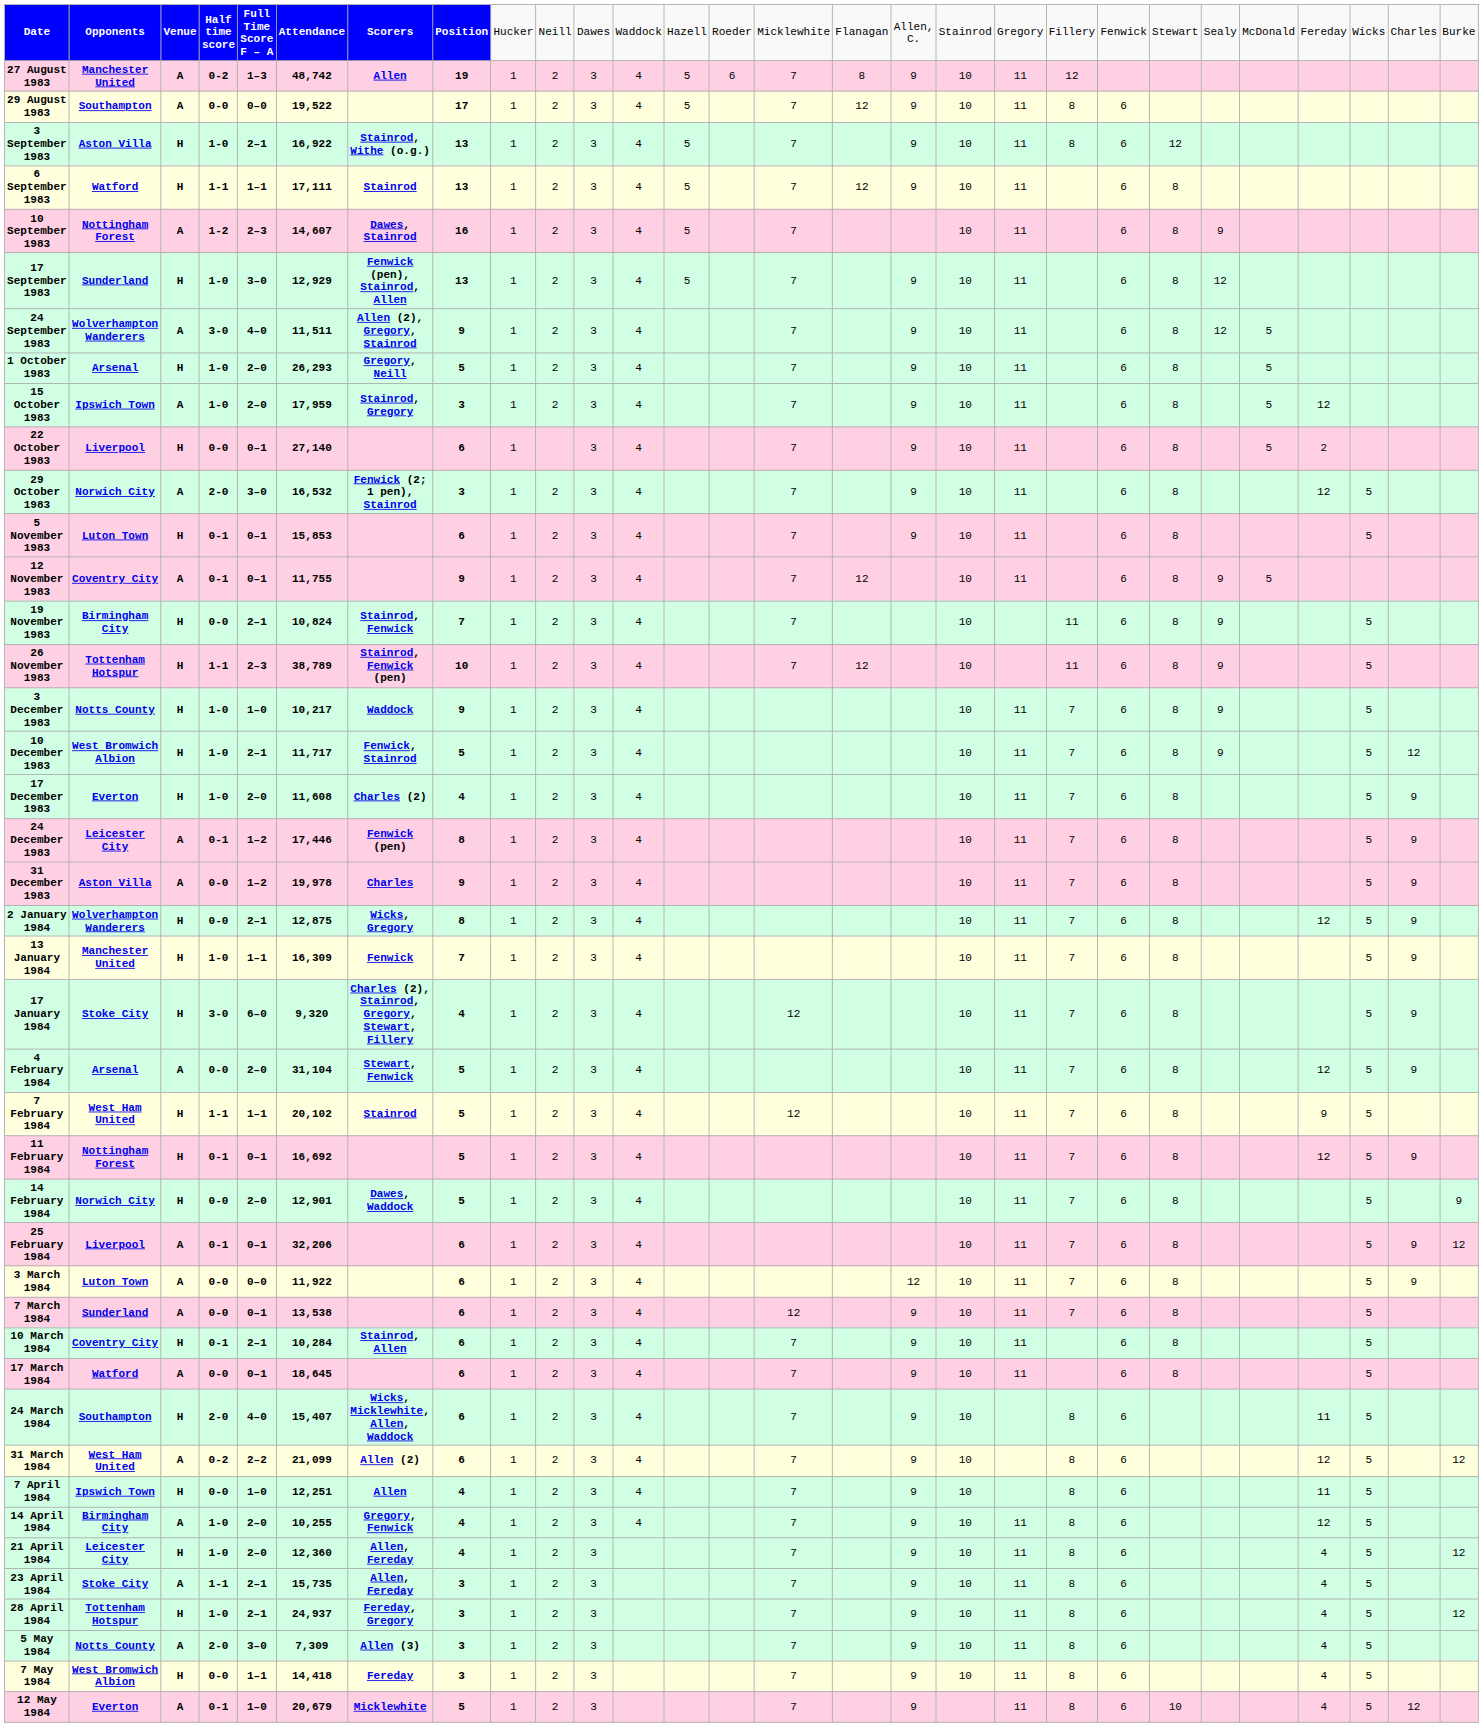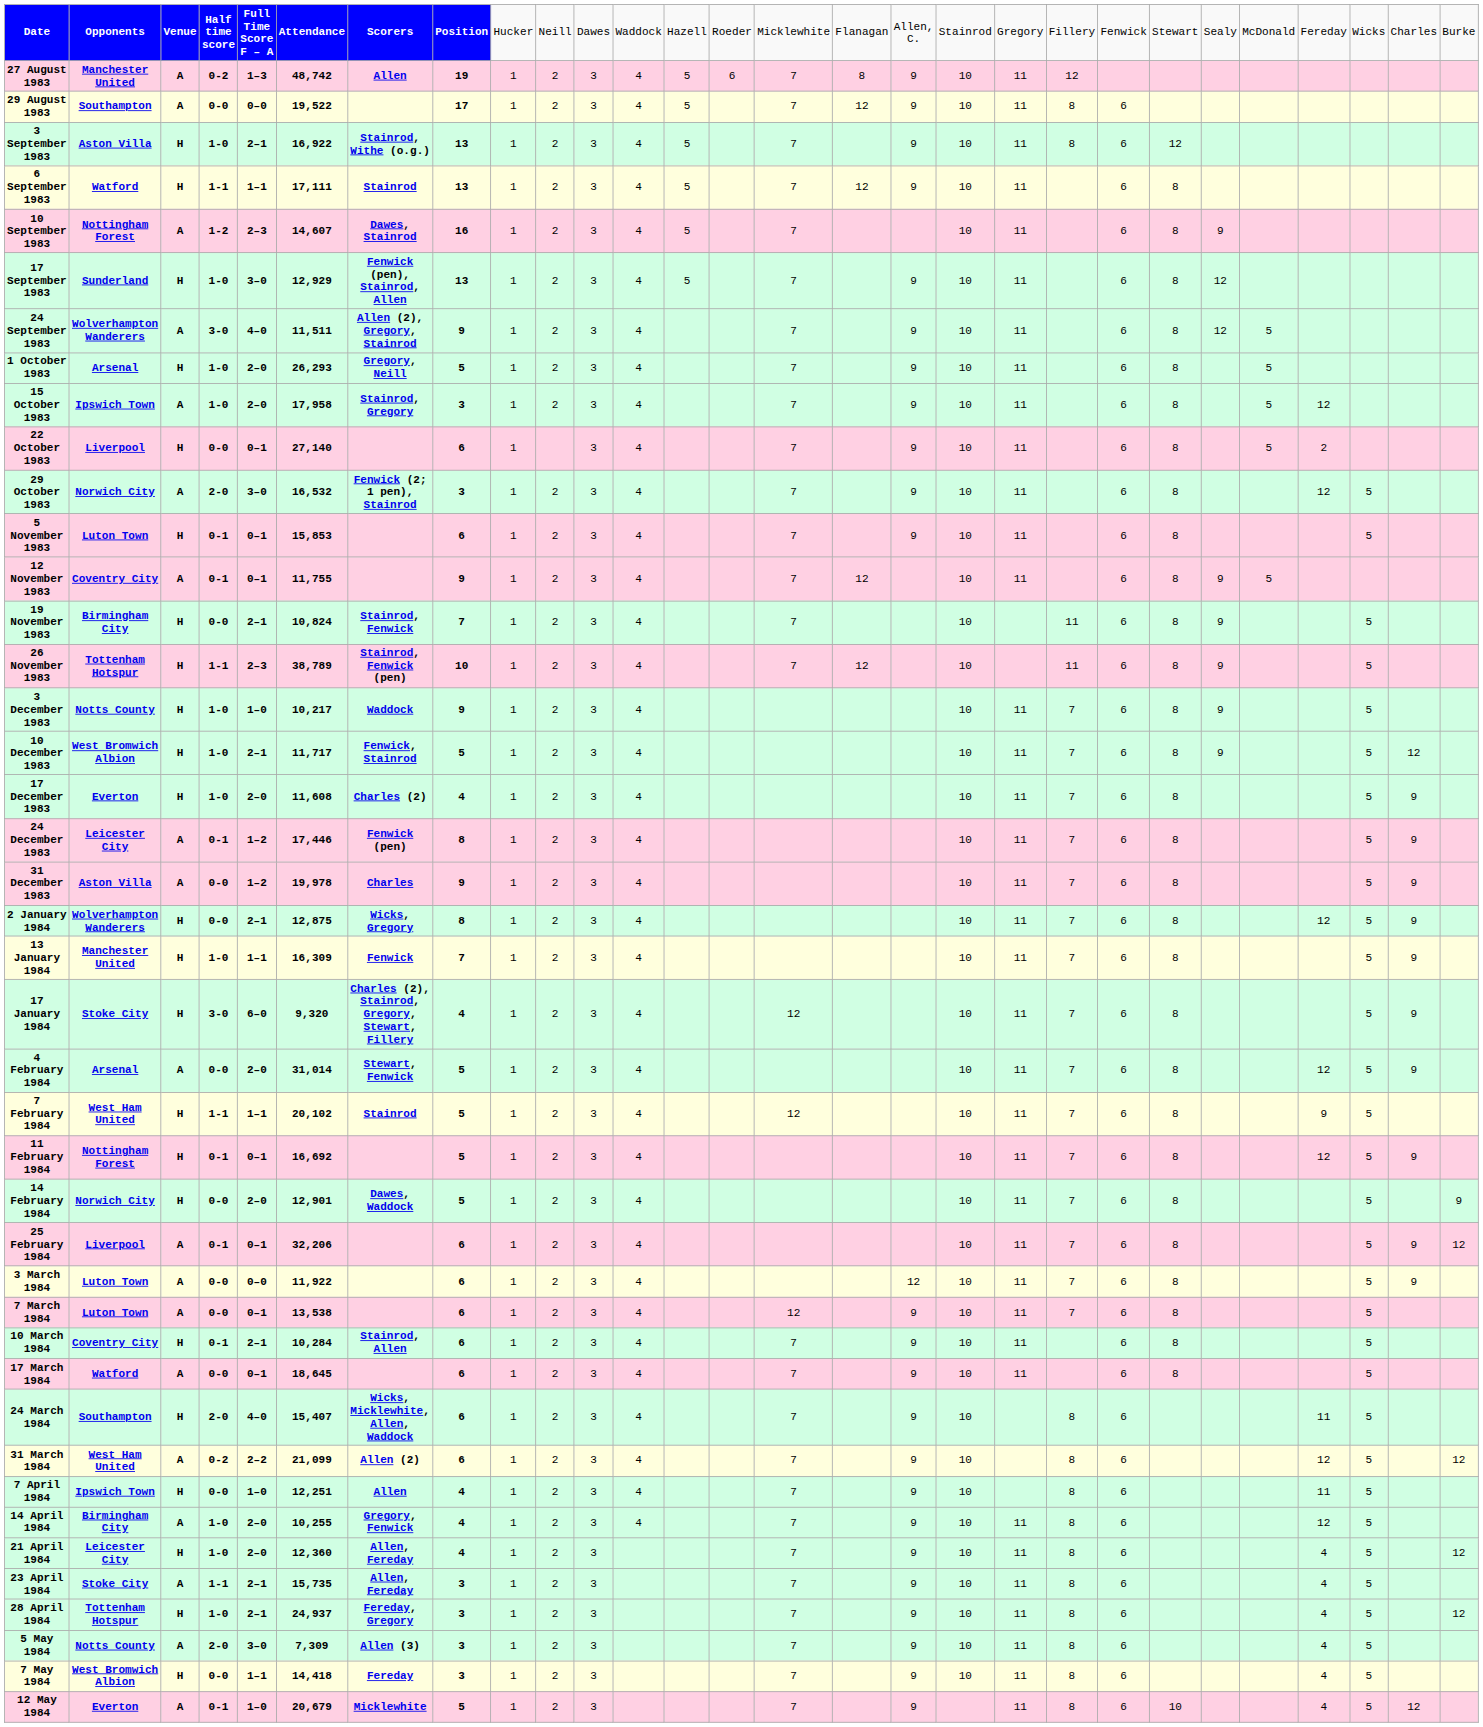(312, 405) 17,959 -> (312, 405) 17,958
(312, 1070) 31,104 -> (312, 1070) 31,014
(115, 1312) Sunderland -> (115, 1312) Luton Town
